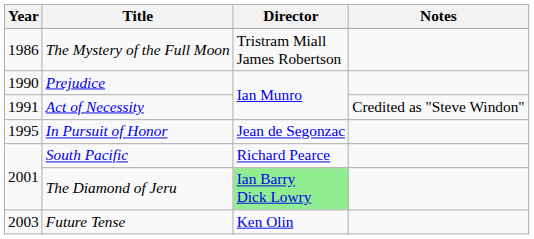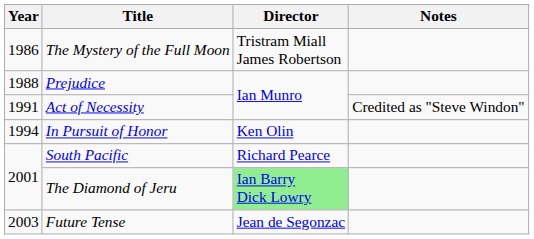(23, 82) 1990 -> (23, 82) 1988
(23, 131) 1995 -> (23, 131) 1994
(291, 131) Jean de Segonzac -> (265, 131) Ken Olin
(265, 221) Ken Olin -> (291, 221) Jean de Segonzac
